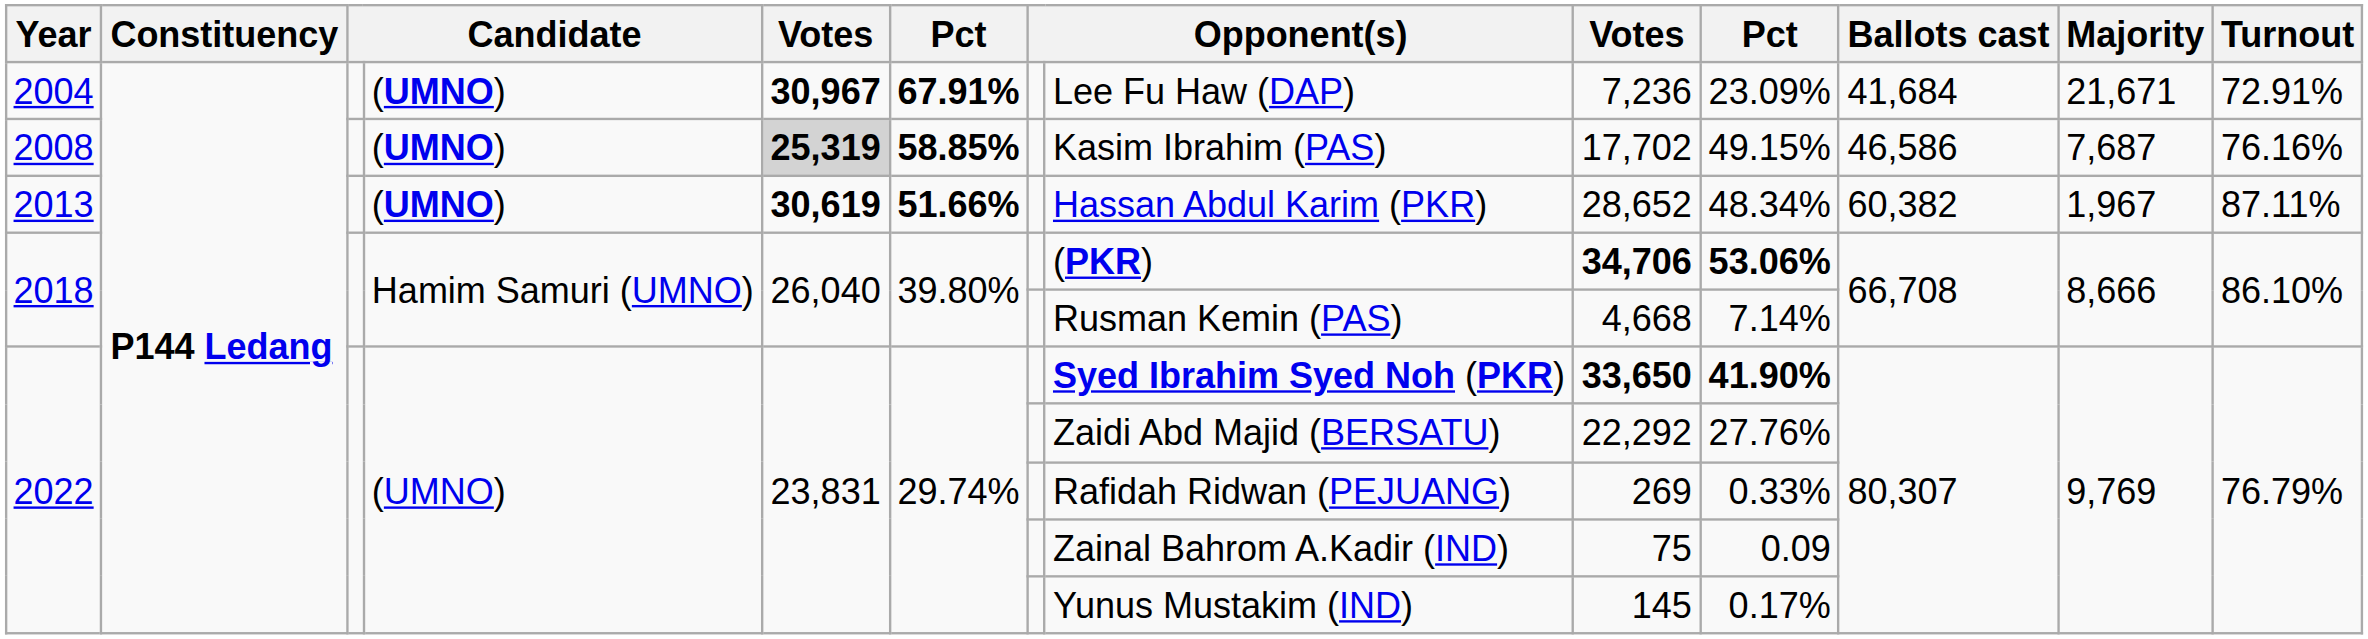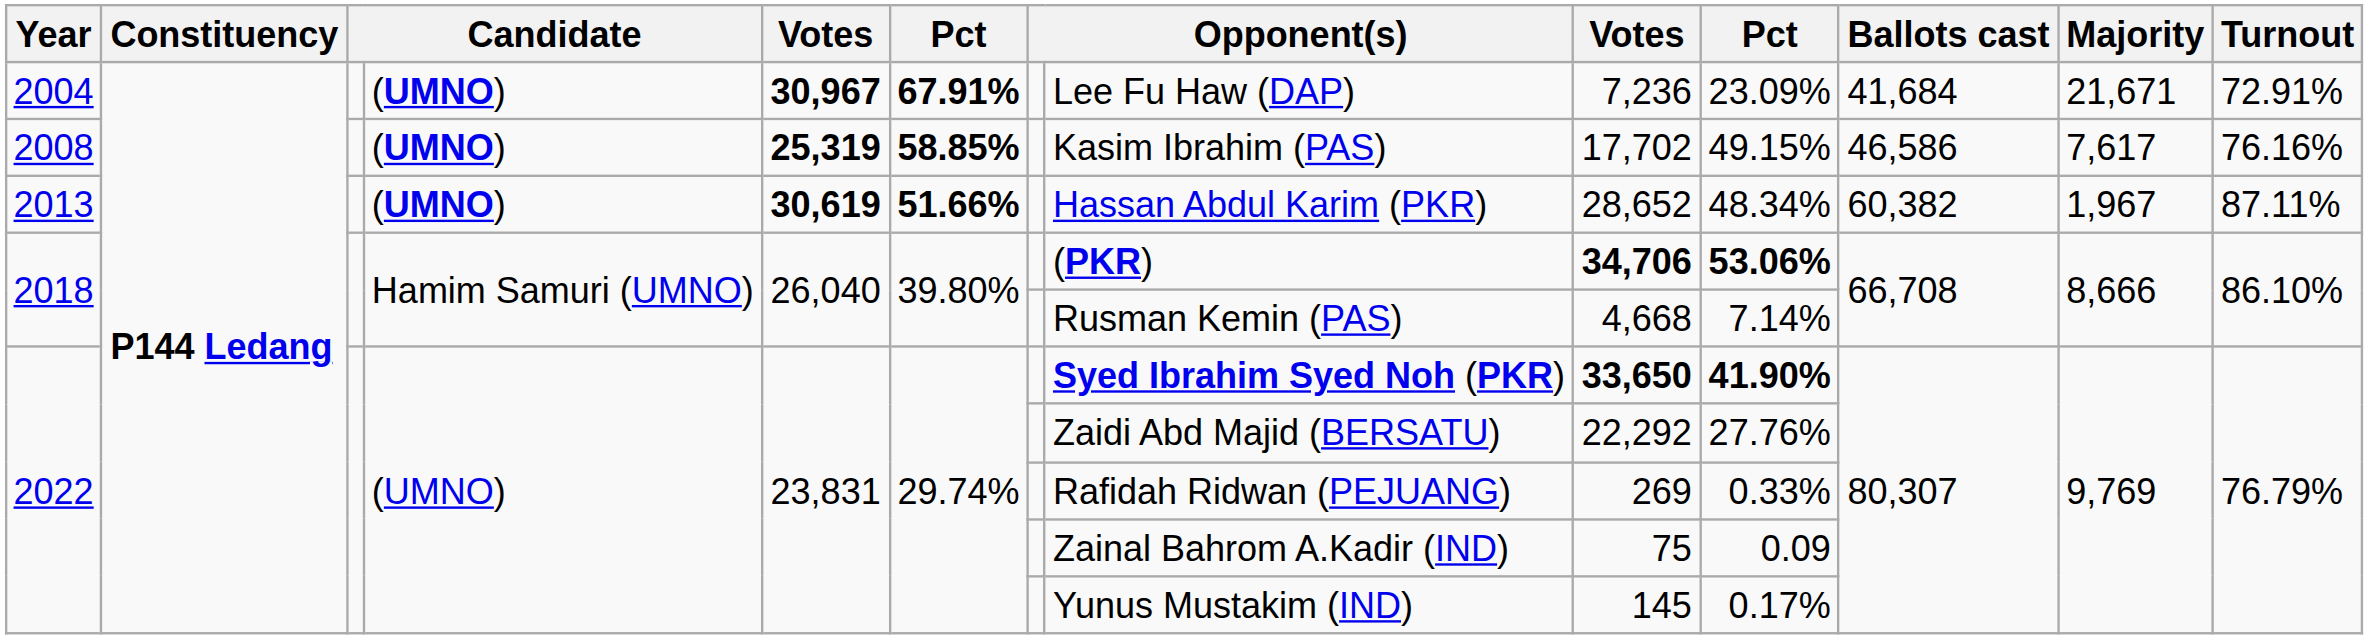(826, 148) lightgrey background -> (826, 148) no background
(2111, 148) 7,687 -> (2111, 148) 7,617
